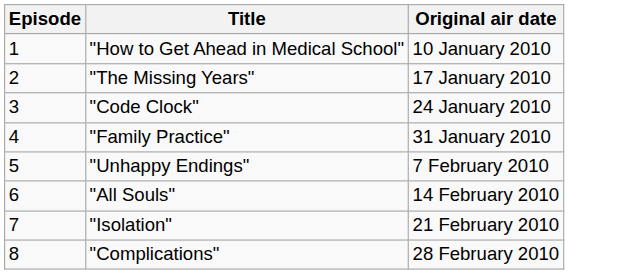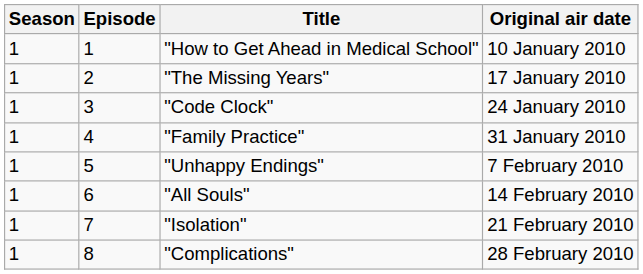+ column: (42, 19)
